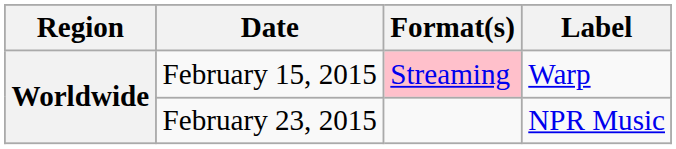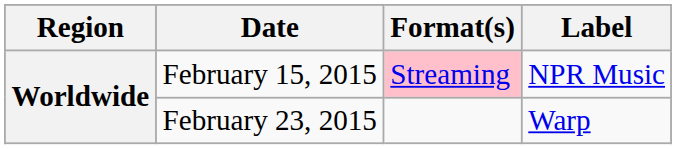(559, 73) Warp -> (597, 73) NPR Music
(597, 119) NPR Music -> (559, 119) Warp
